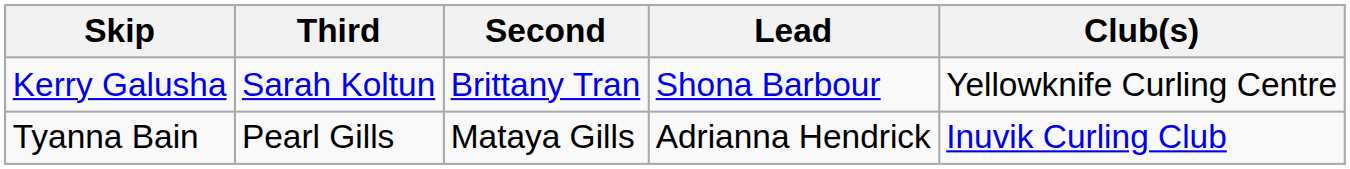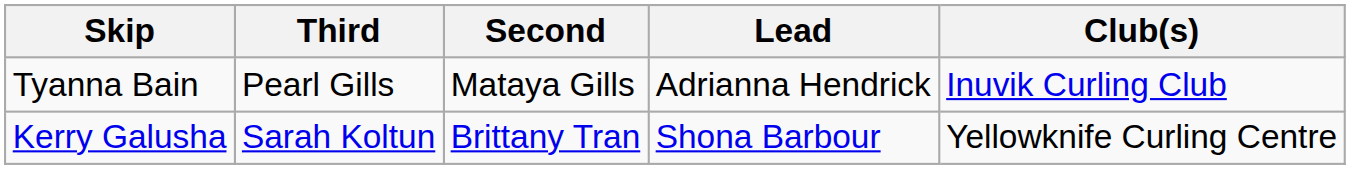rows swapped: (106, 137) <-> (120, 84)
